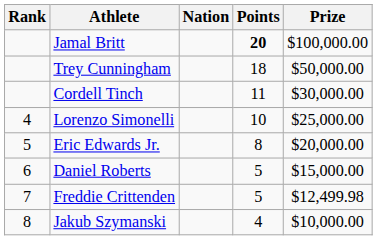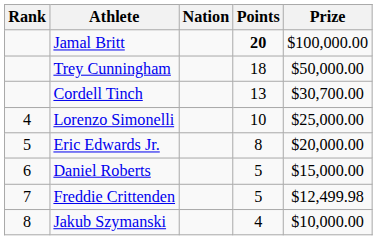(258, 94) 11 -> (258, 94) 13
(328, 94) $30,000.00 -> (328, 94) $30,700.00
